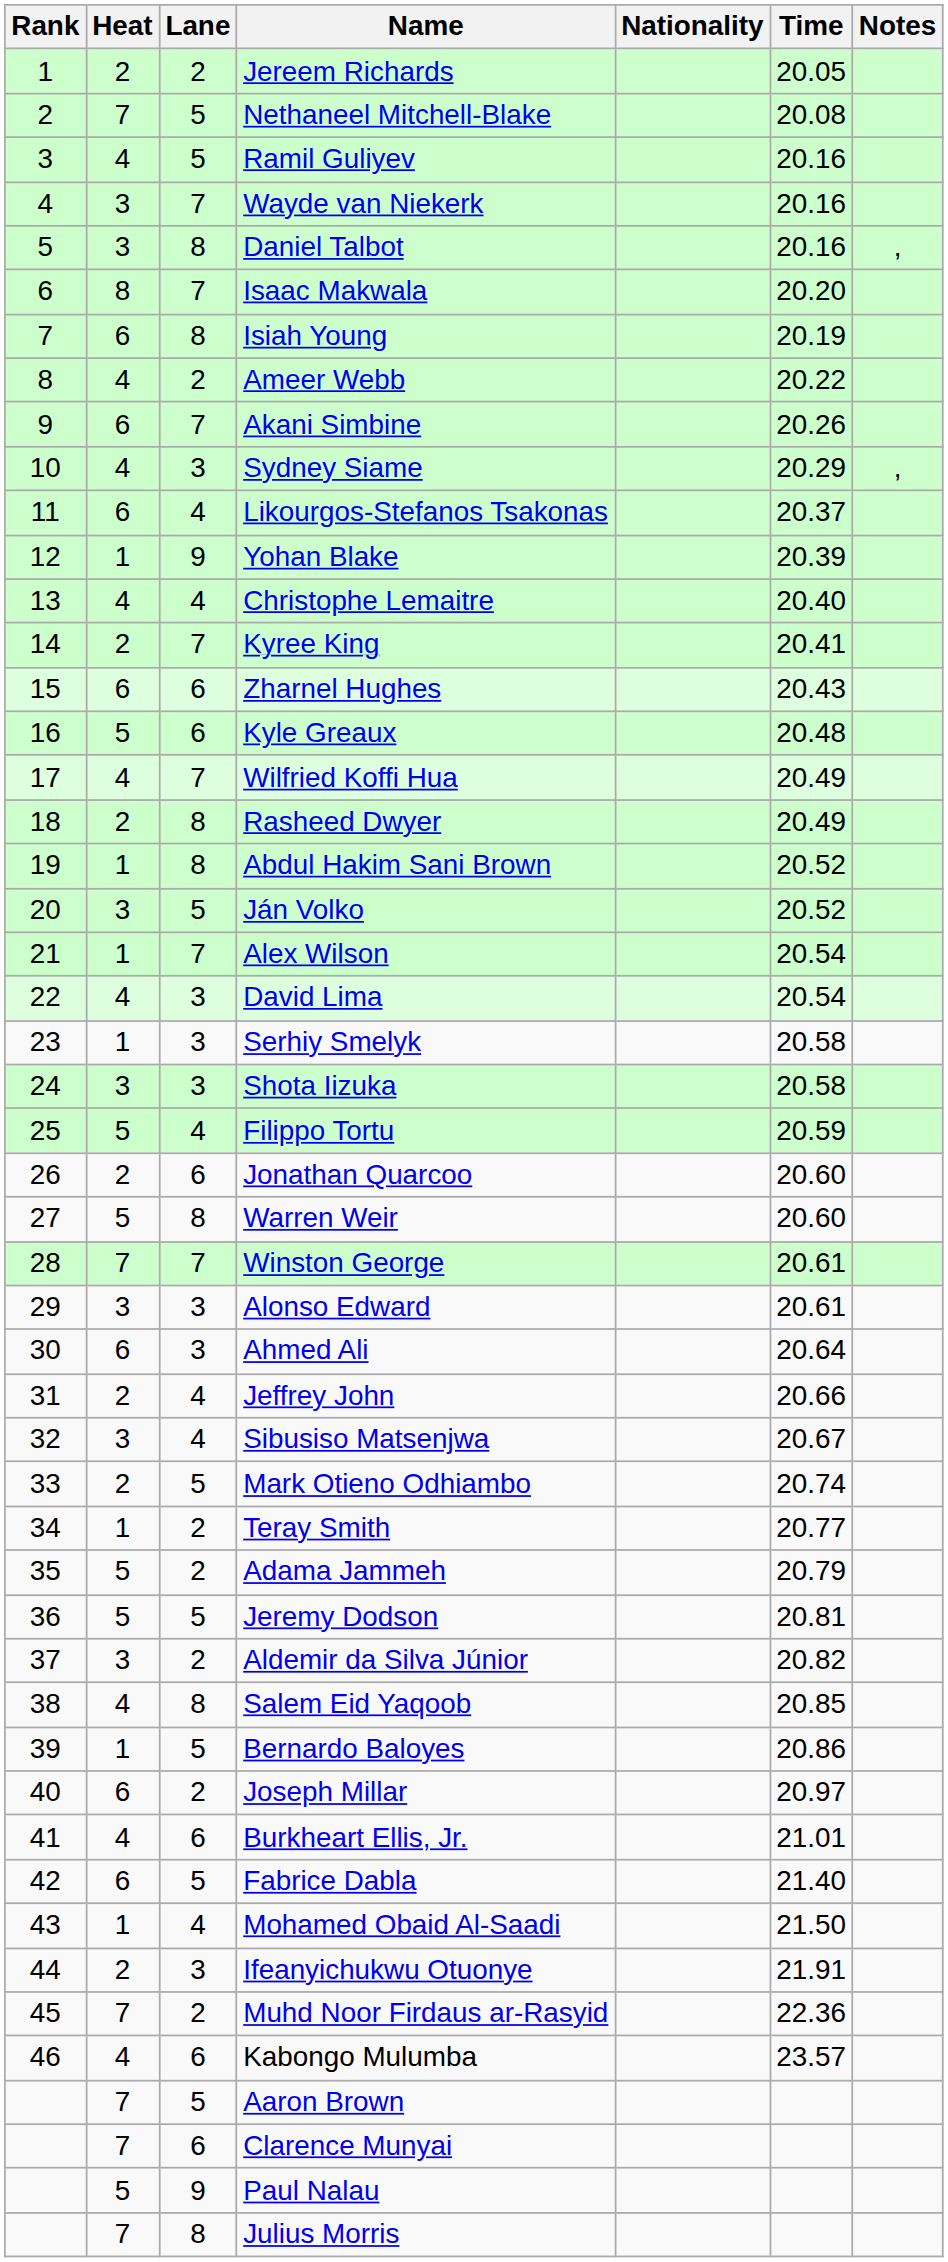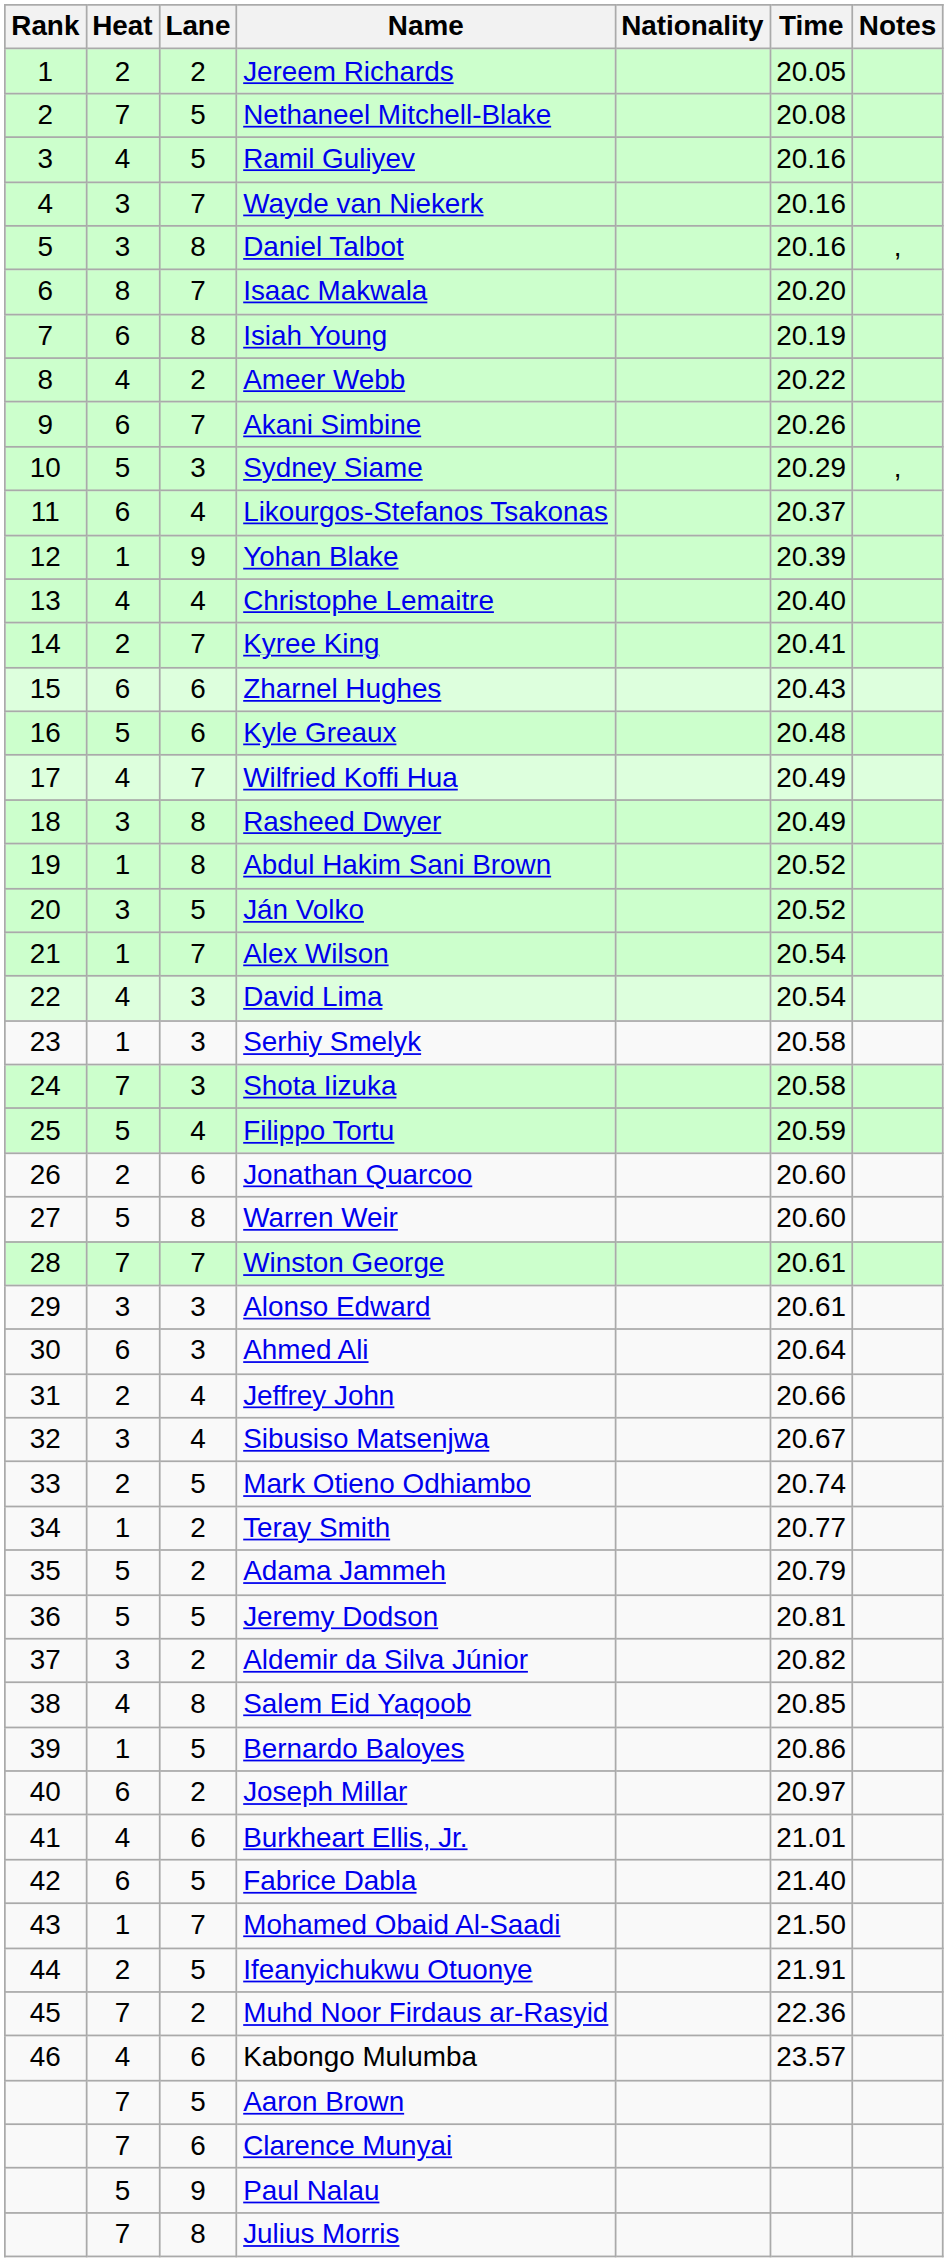(122, 468) 4 -> (122, 468) 5
(122, 821) 2 -> (122, 821) 3
(122, 1086) 3 -> (122, 1086) 7
(198, 1925) 4 -> (198, 1925) 7
(198, 1969) 3 -> (198, 1969) 5
